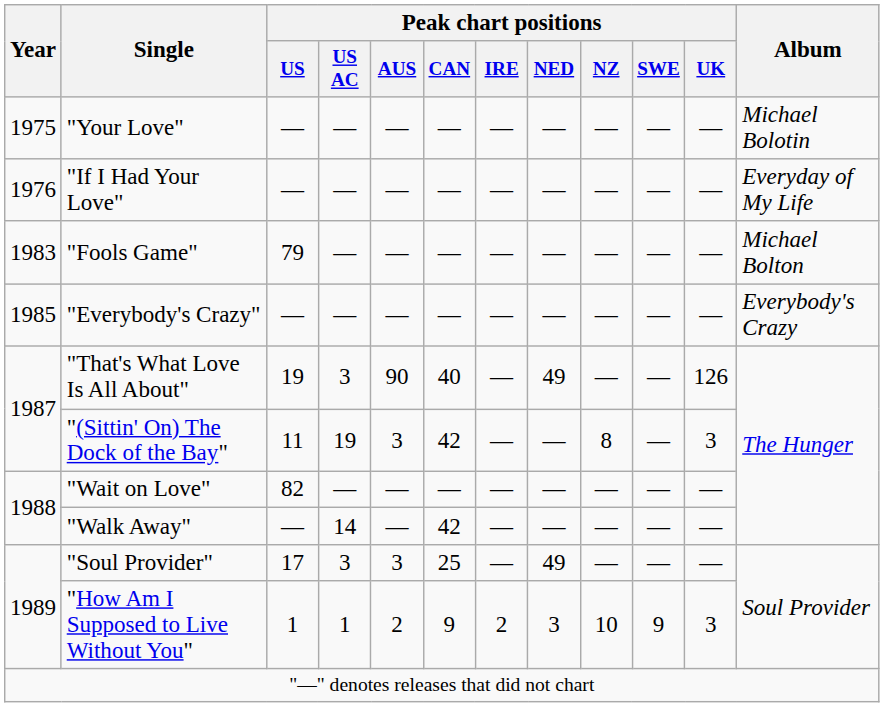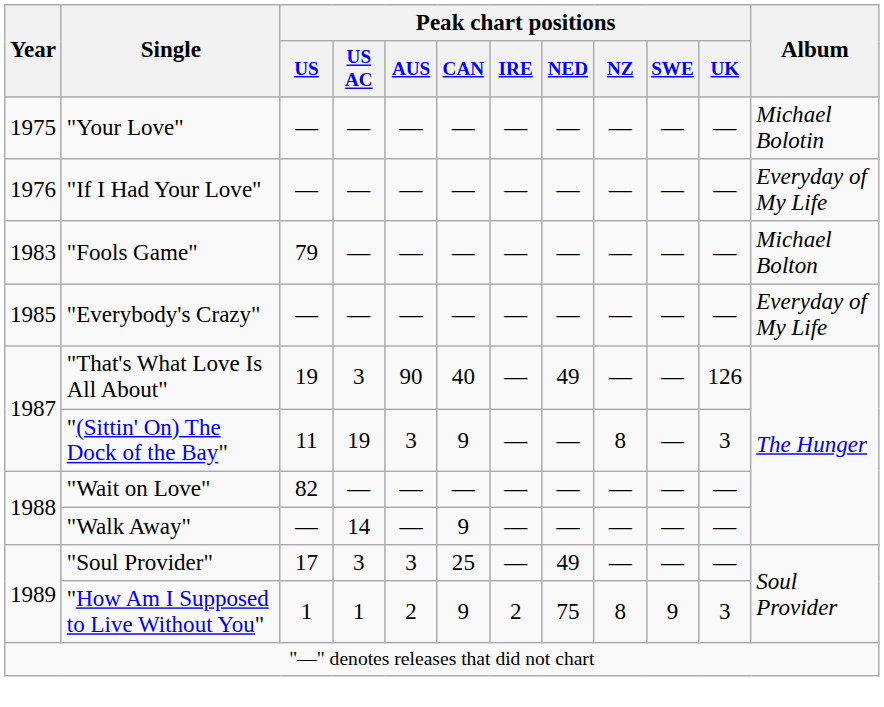(798, 314) Everybody's Crazy -> (812, 314) Everyday of My Life
(449, 439) 42 -> (463, 439) 9
(449, 525) 42 -> (463, 525) 9
(554, 624) 3 -> (568, 611) 75
(606, 624) 10 -> (620, 611) 8
